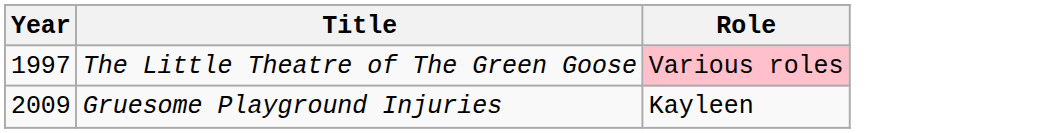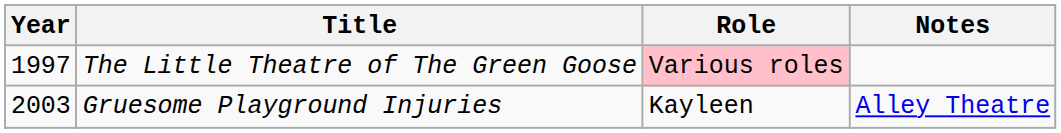+ column: (953, 25)
(41, 107) 2009 -> (41, 107) 2003
